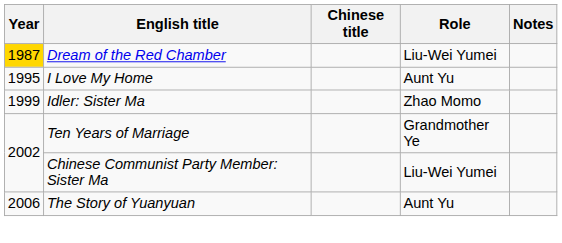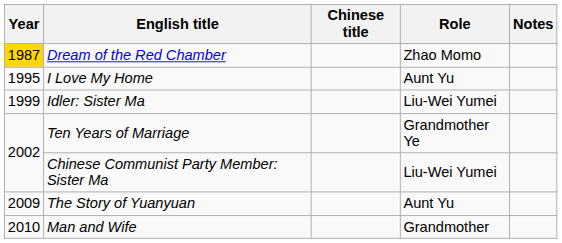(450, 55) Liu-Wei Yumei -> (442, 55) Zhao Momo
(442, 101) Zhao Momo -> (450, 101) Liu-Wei Yumei
(24, 203) 2006 -> (24, 203) 2009
+ row: (92, 226)
